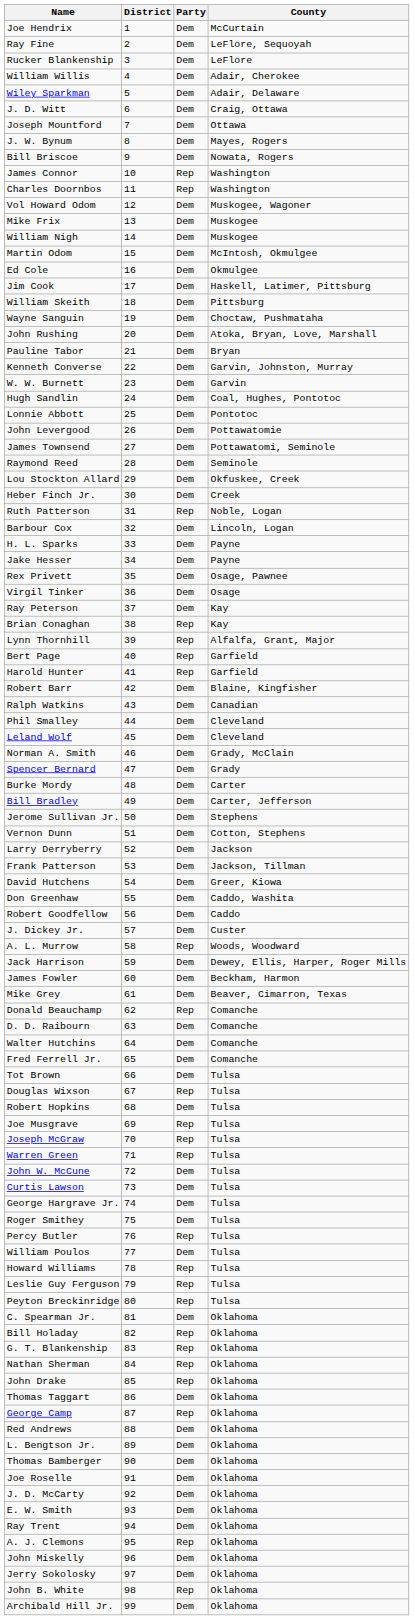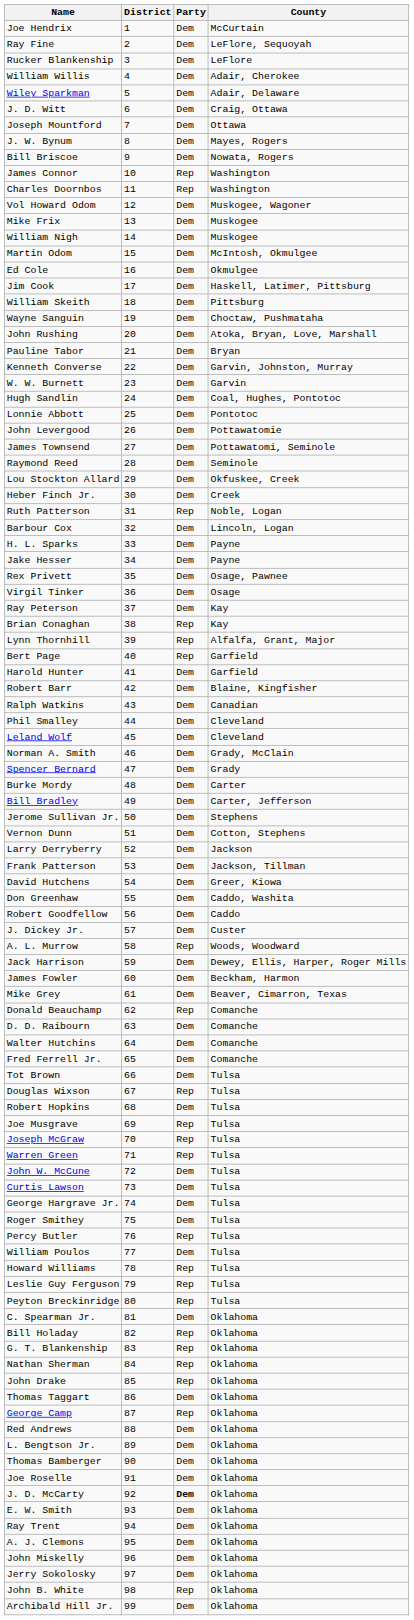(185, 673) Rep -> (185, 673) Dem
(185, 1494) normal -> (185, 1494) bold
(185, 1542) Rep -> (185, 1542) Dem
